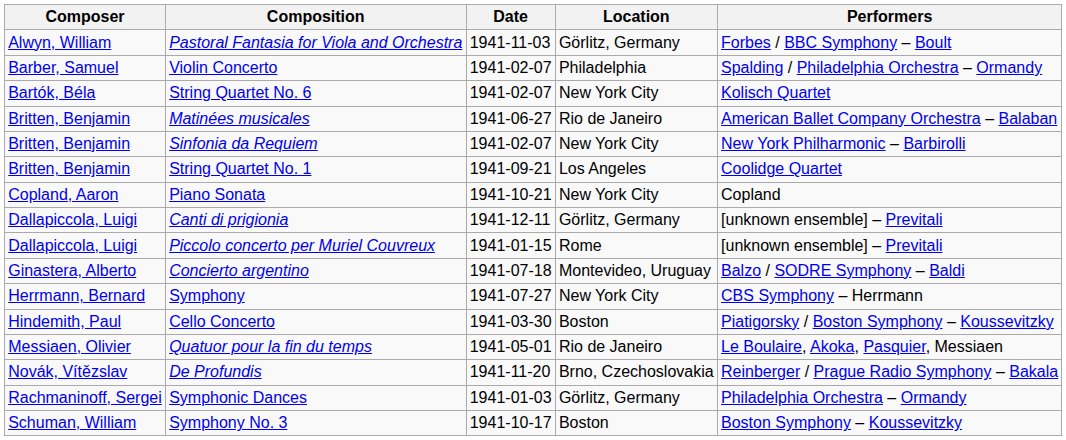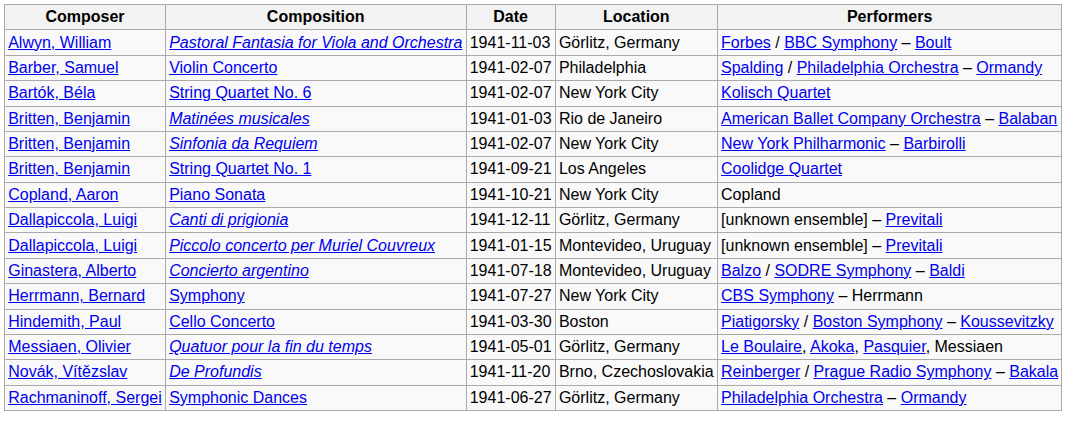(511, 118) 1941-06-27 -> (511, 118) 1941-01-03
(580, 245) Rome -> (635, 245) Montevideo, Uruguay
(611, 347) Rio de Janeiro -> (619, 347) Görlitz, Germany
(511, 397) 1941-01-03 -> (511, 397) 1941-06-27
- row: (228, 423)
